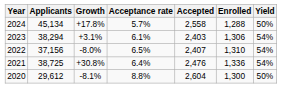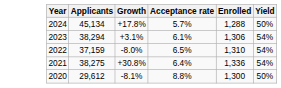- column: (195, 11)
(51, 50) 37,156 -> (92, 50) 37,159
(51, 63) 38,725 -> (92, 63) 38,275
